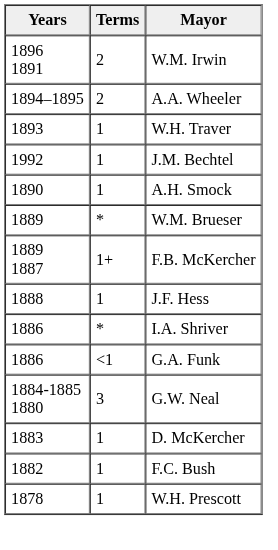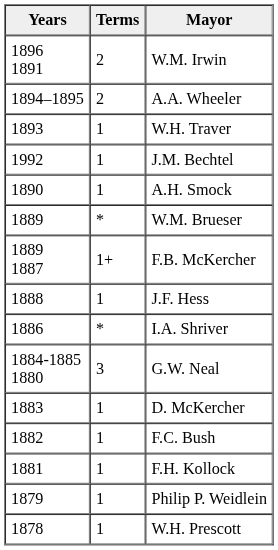- row: (186, 359)
+ row: (193, 468)
+ row: (209, 498)
